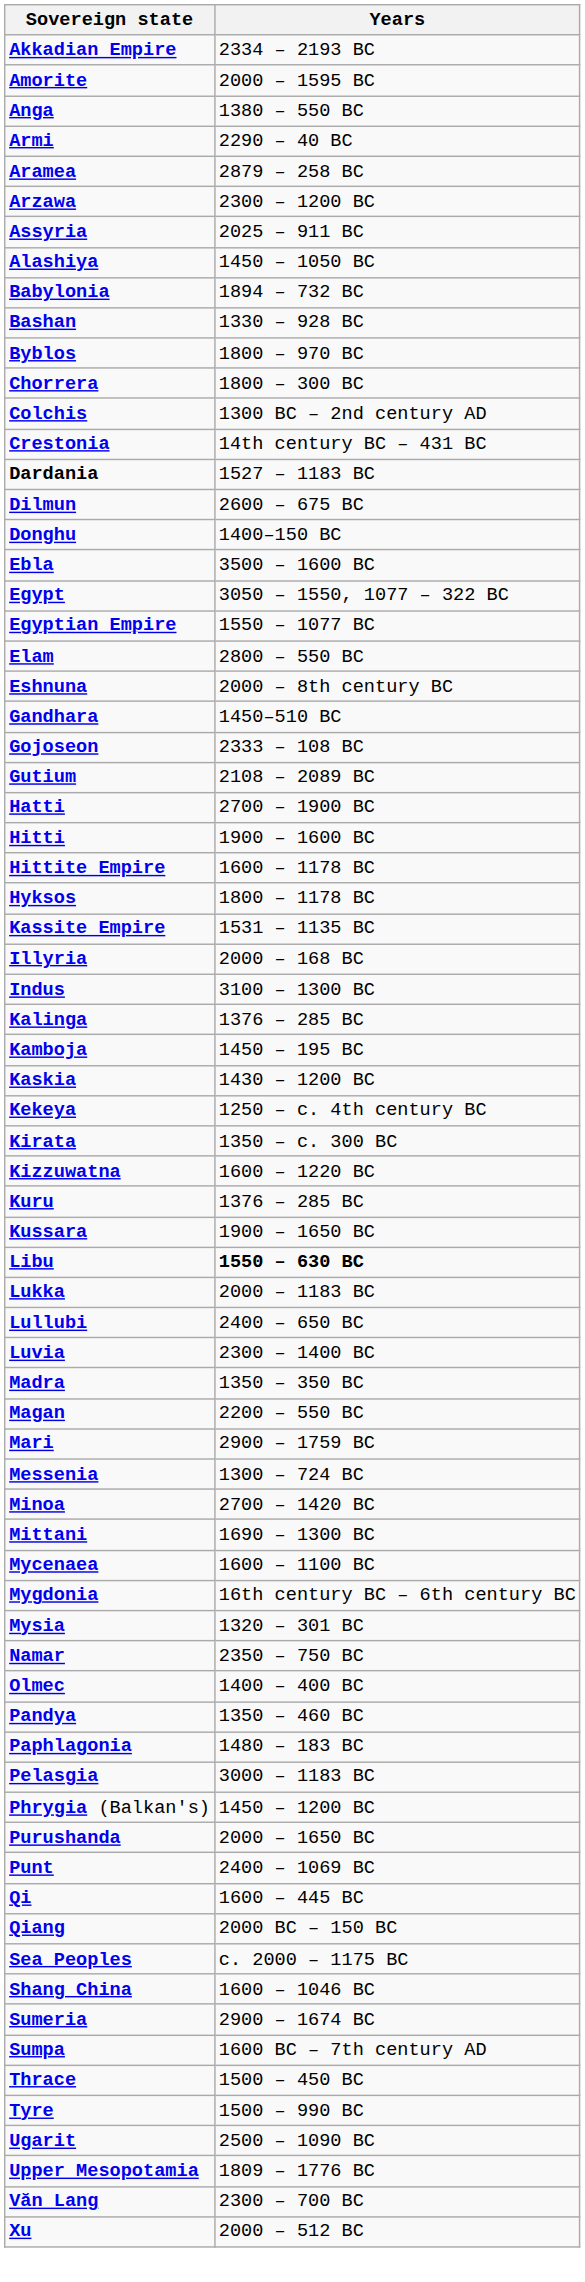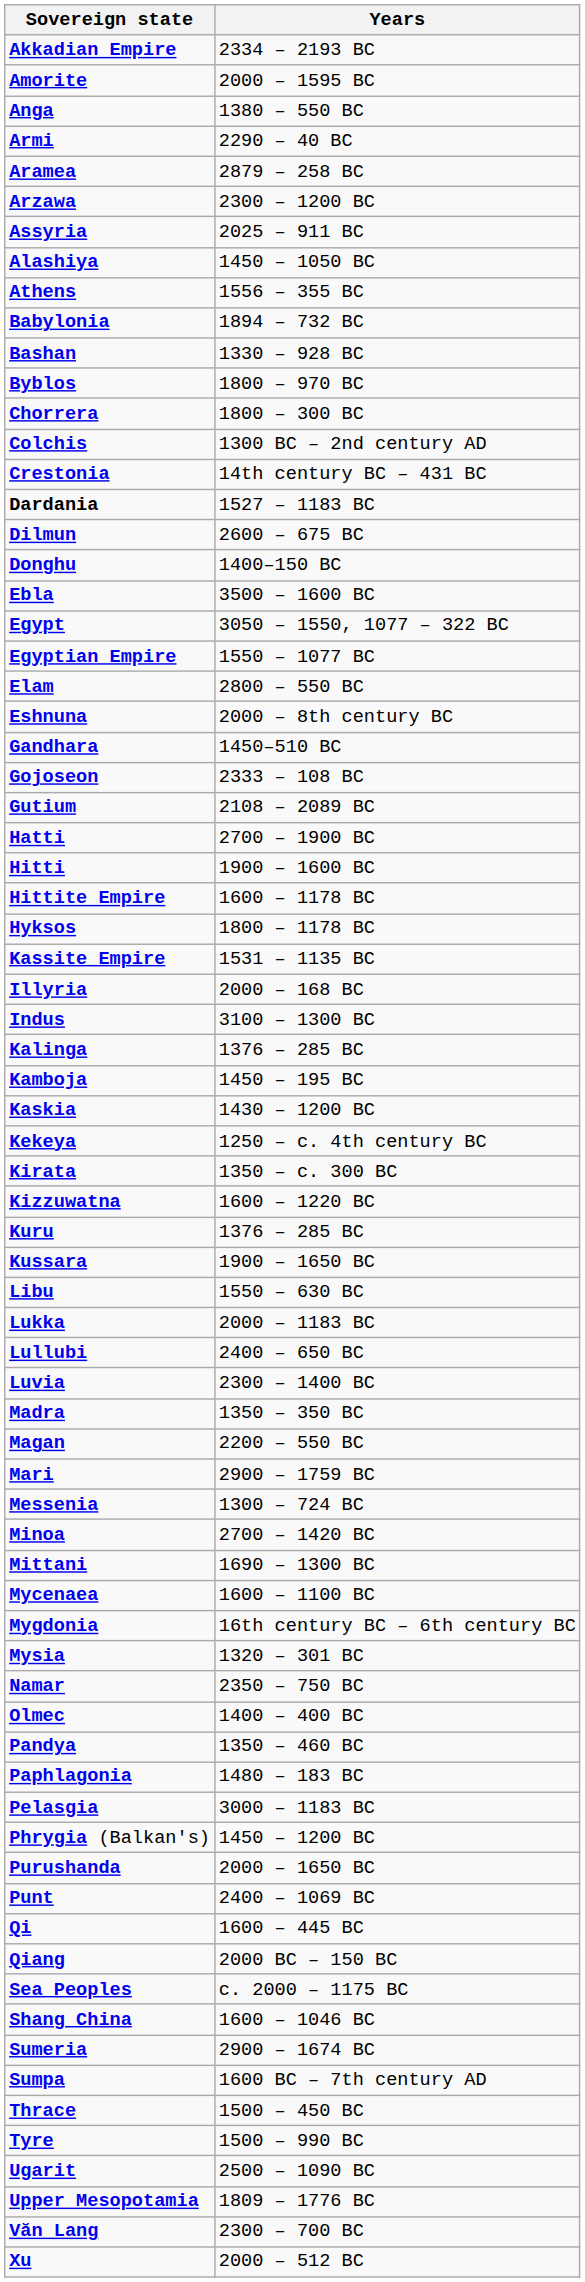+ row: (43, 293)
(291, 1262) bold -> (291, 1292) normal
